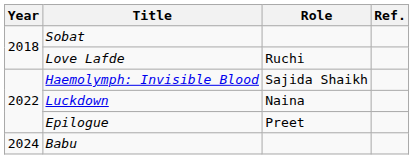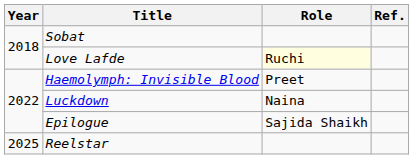(285, 58) no background -> (285, 58) lightyellow background
(317, 79) Sajida Shaikh -> (285, 79) Preet
(285, 122) Preet -> (317, 122) Sajida Shaikh
- row: (61, 144)
+ row: (77, 144)
